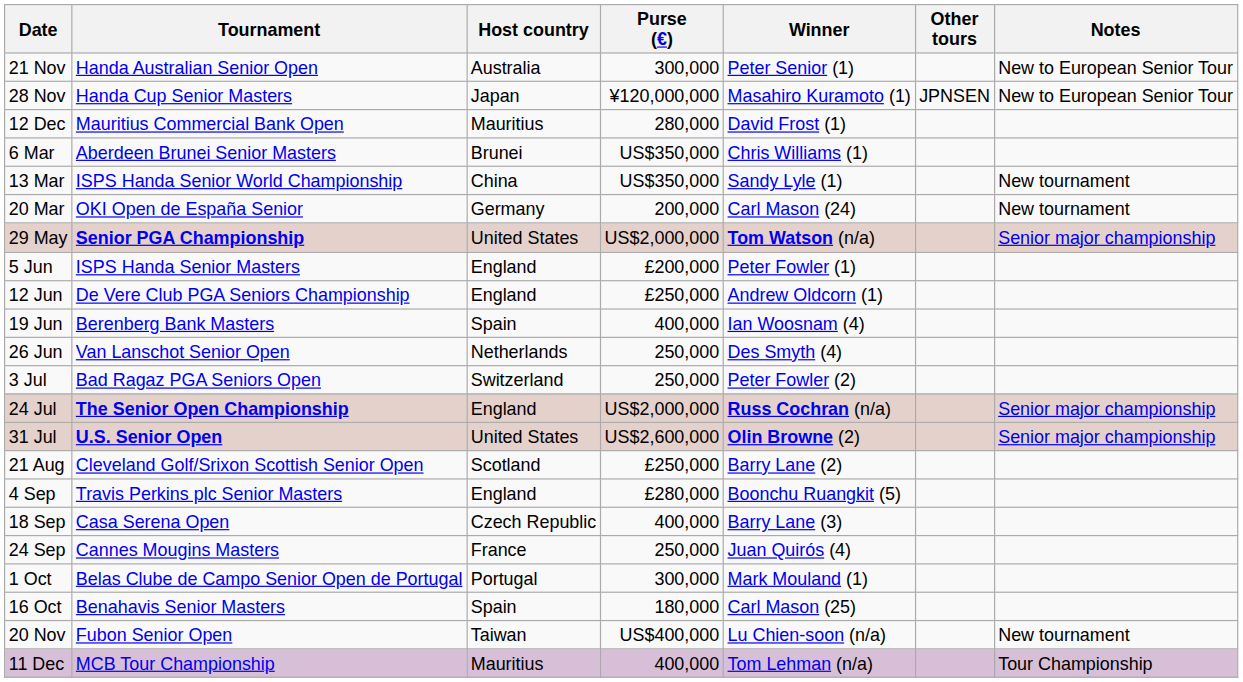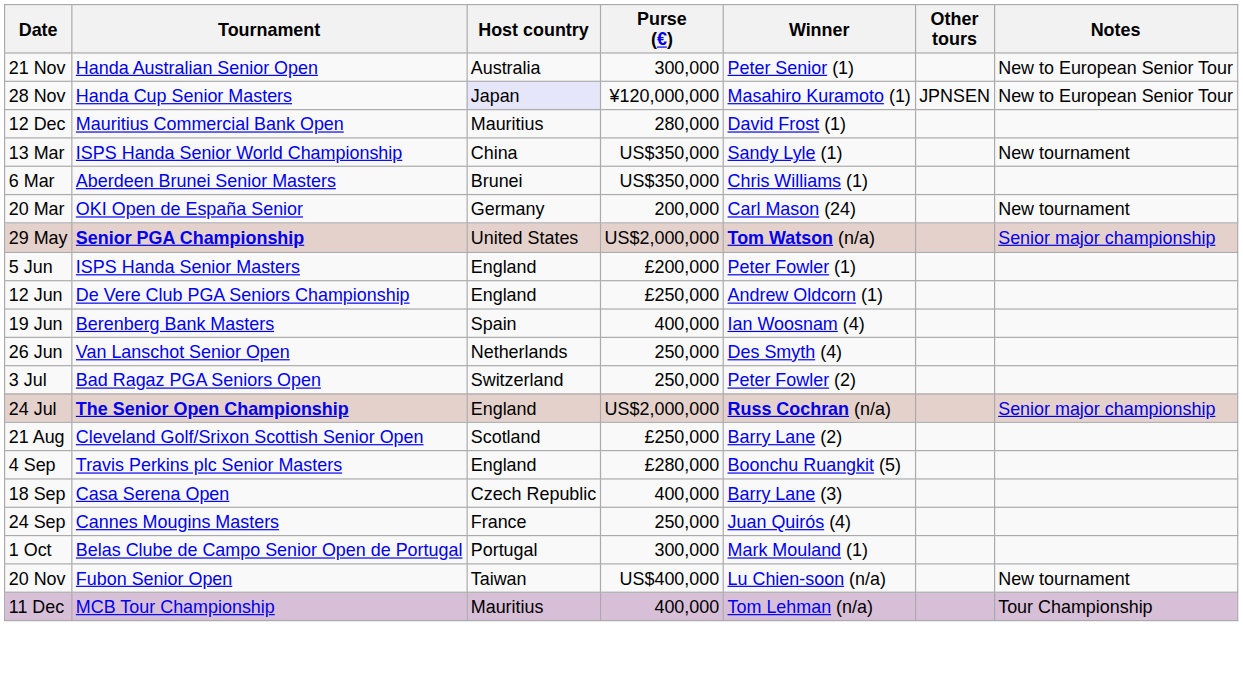(495, 96) no background -> (495, 96) lavender background
rows swapped: (32, 153) <-> (37, 181)
- row: (33, 437)
- row: (35, 607)
